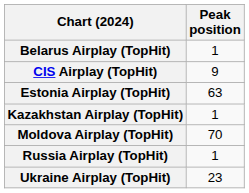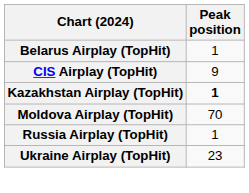- row: (95, 93)
(215, 114) normal -> (215, 93) bold
